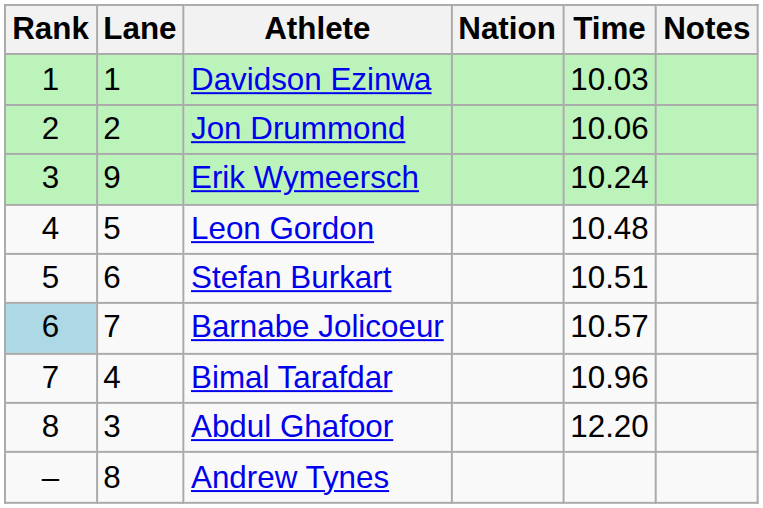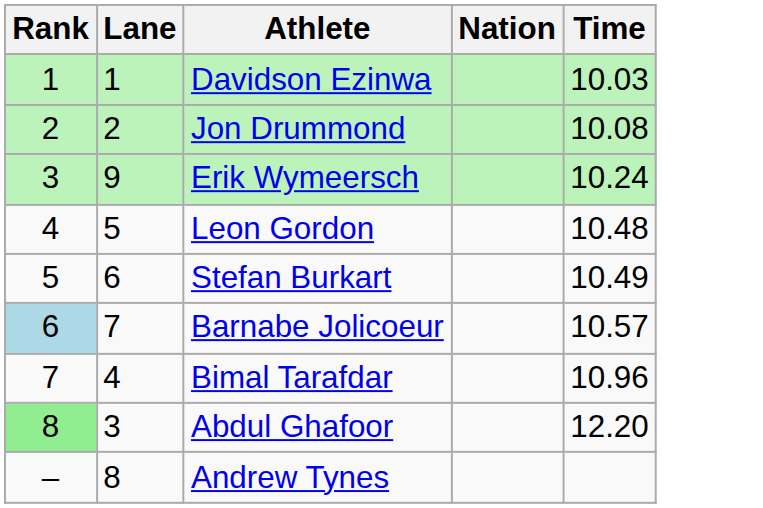- column: (707, 29)
(610, 128) 10.06 -> (610, 128) 10.08
(610, 278) 10.51 -> (610, 278) 10.49
(51, 427) no background -> (51, 427) lightgreen background
